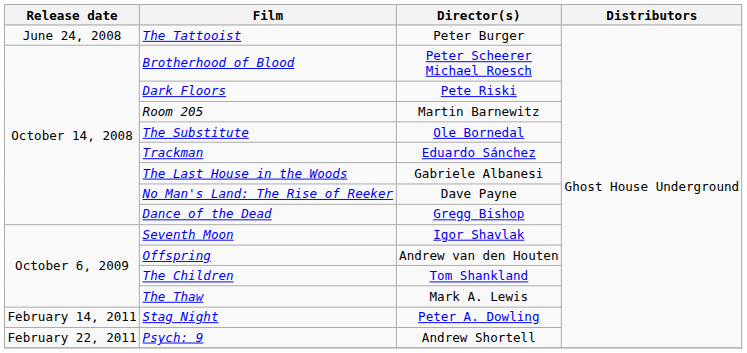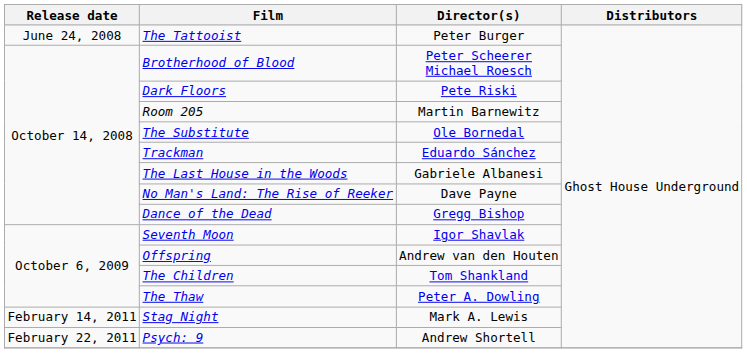(479, 296) Mark A. Lewis -> (479, 296) Peter A. Dowling
(479, 317) Peter A. Dowling -> (479, 317) Mark A. Lewis
